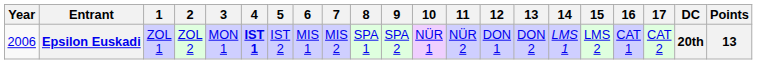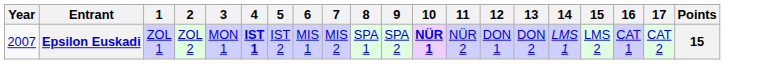- column: (691, 14)
(22, 41) 2006 -> (22, 41) 2007
(429, 41) normal -> (429, 41) bold
(729, 41) 13 -> (697, 41) 15
